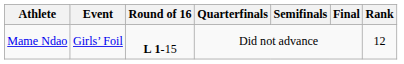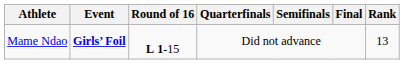(98, 41) normal -> (99, 41) bold
(380, 41) 12 -> (382, 41) 13
